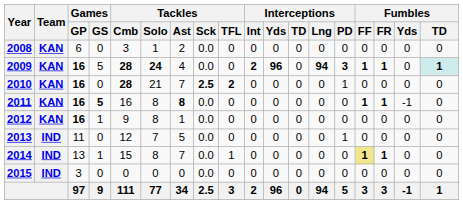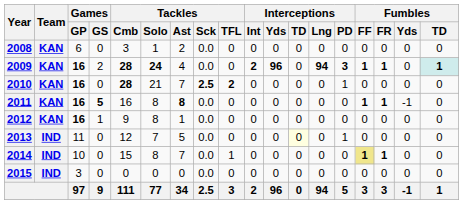(100, 66) 5 -> (100, 66) 2
(299, 137) no background -> (299, 137) lightyellow background
(79, 155) 13 -> (79, 155) 10
(100, 155) 1 -> (100, 155) 0
